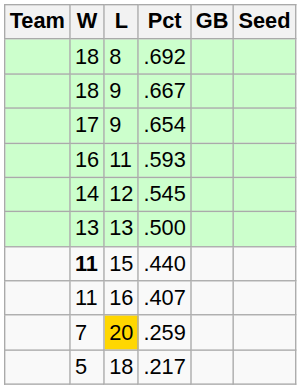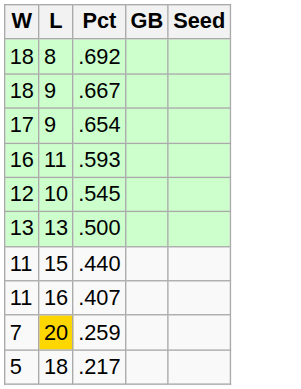- column: (37, 21)
(87, 194) 14 -> (22, 194) 12
(121, 194) 12 -> (56, 194) 10
(86, 263) bold -> (21, 263) normal
